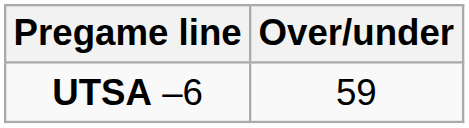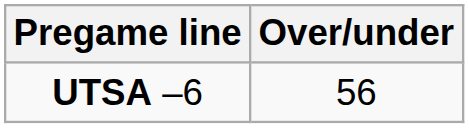(356, 91) 59 -> (356, 91) 56
